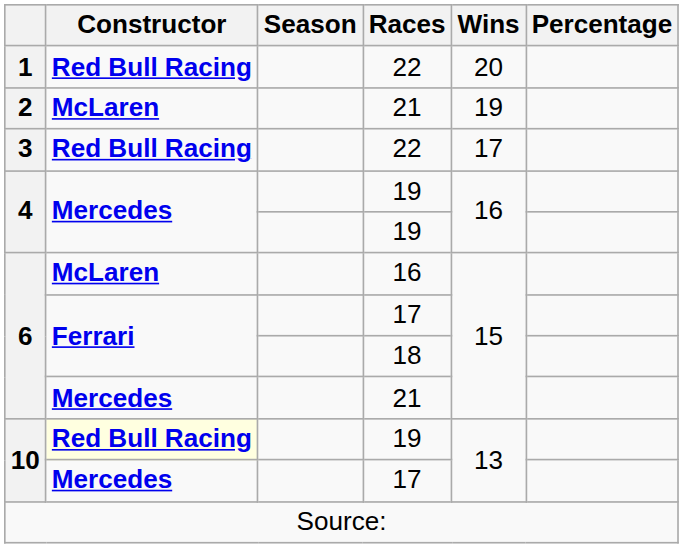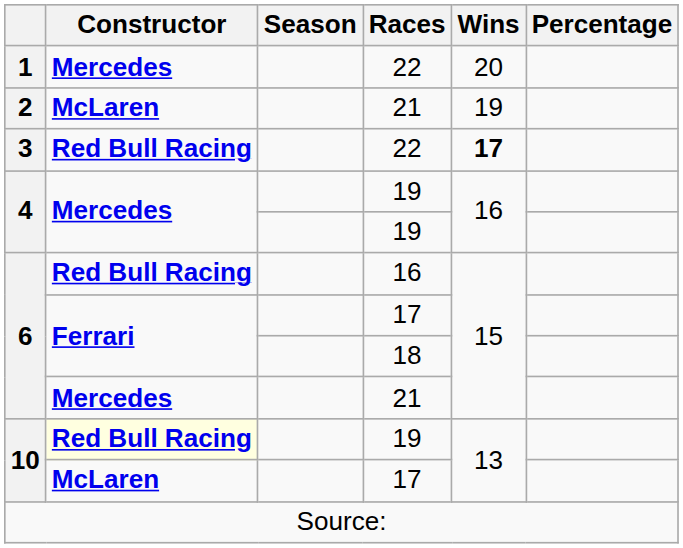(152, 66) Red Bull Racing -> (112, 66) Mercedes
(489, 149) normal -> (489, 149) bold
(105, 273) McLaren -> (152, 273) Red Bull Racing
(112, 480) Mercedes -> (105, 480) McLaren
